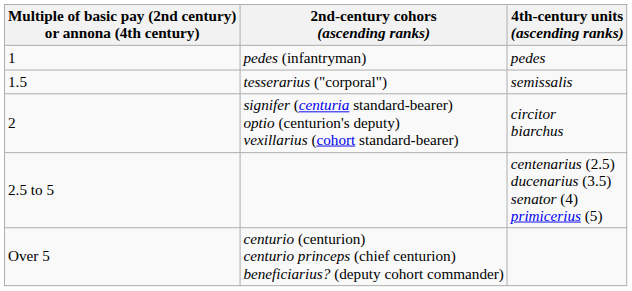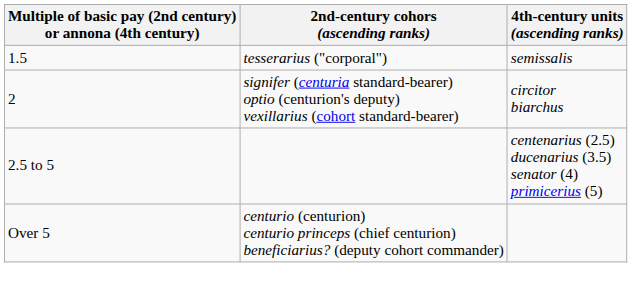- row: (305, 57)
